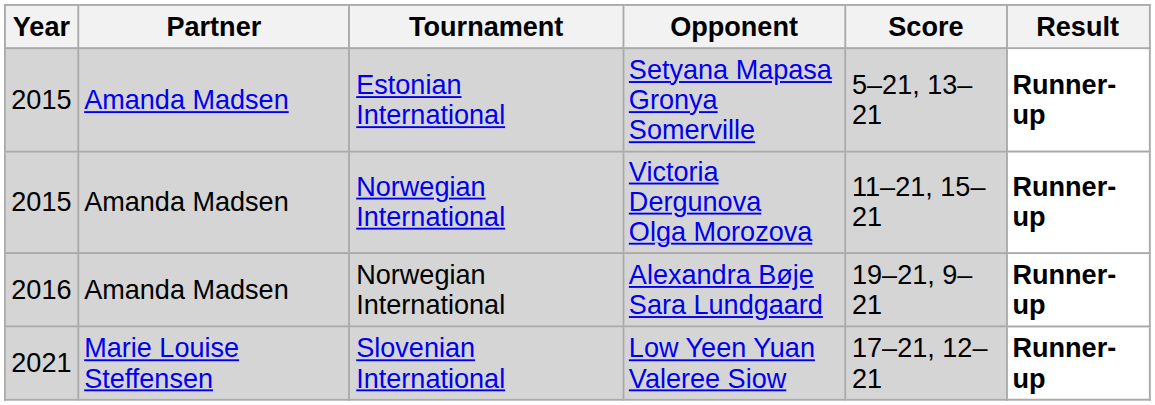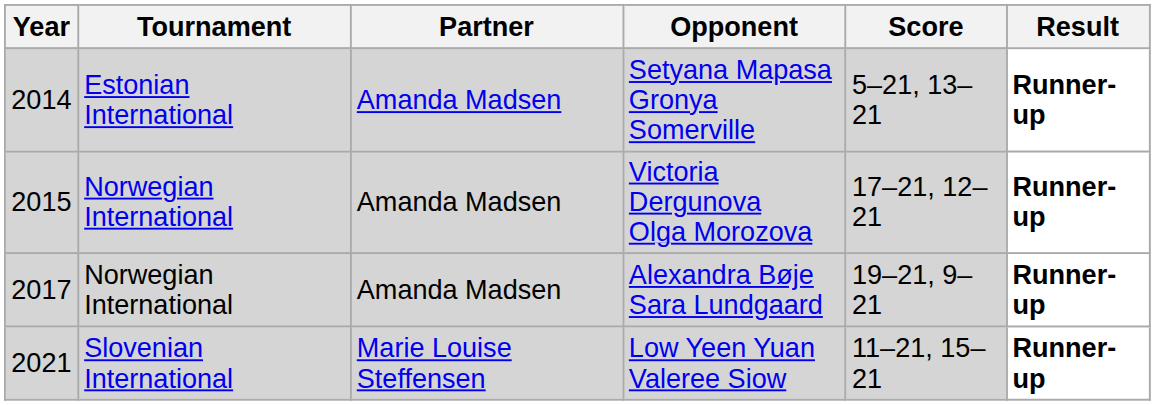columns swapped: (486, 27) <-> (214, 27)
(41, 100) 2015 -> (41, 100) 2014
(919, 202) 11–21, 15–21 -> (920, 202) 17–21, 12–21
(41, 290) 2016 -> (41, 290) 2017
(920, 363) 17–21, 12–21 -> (919, 363) 11–21, 15–21
